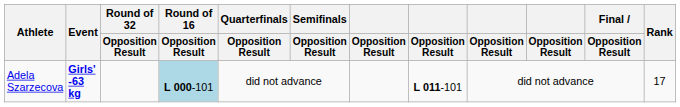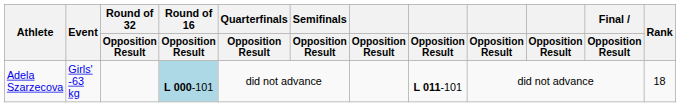(82, 82) bold -> (80, 82) normal
(660, 82) 17 -> (660, 82) 18
